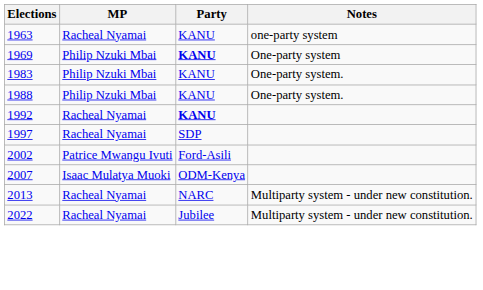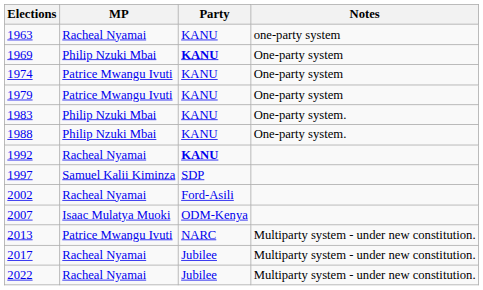+ row: (20, 74)
+ row: (20, 94)
(104, 134) Racheal Nyamai -> (119, 174) Samuel Kalii Kiminza
(117, 154) Patrice Mwangu Ivuti -> (104, 194) Racheal Nyamai
(104, 194) Racheal Nyamai -> (117, 235) Patrice Mwangu Ivuti
+ row: (20, 255)
